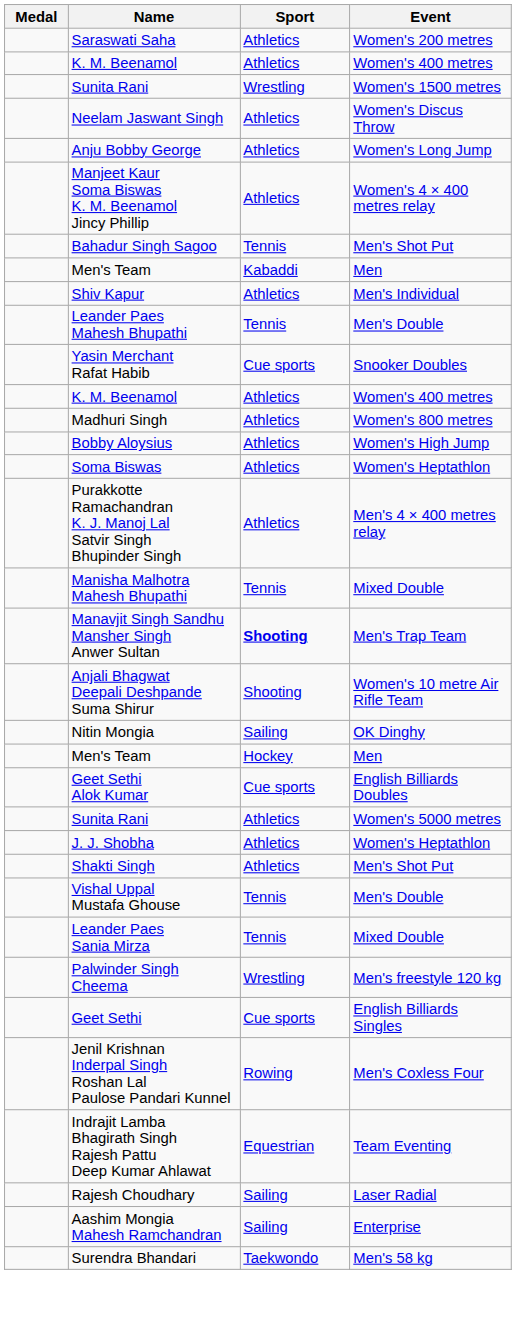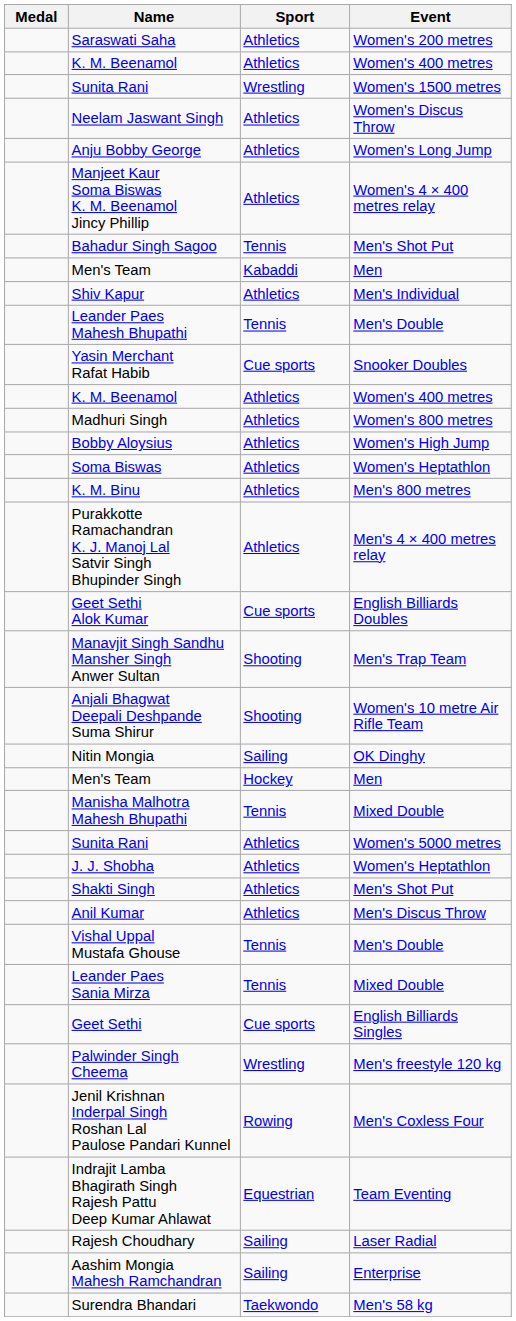+ row: (106, 490)
rows swapped: (110, 788) <-> (131, 588)
(275, 636) bold -> (273, 660) normal
+ row: (108, 913)
rows swapped: (107, 1018) <-> (125, 978)
